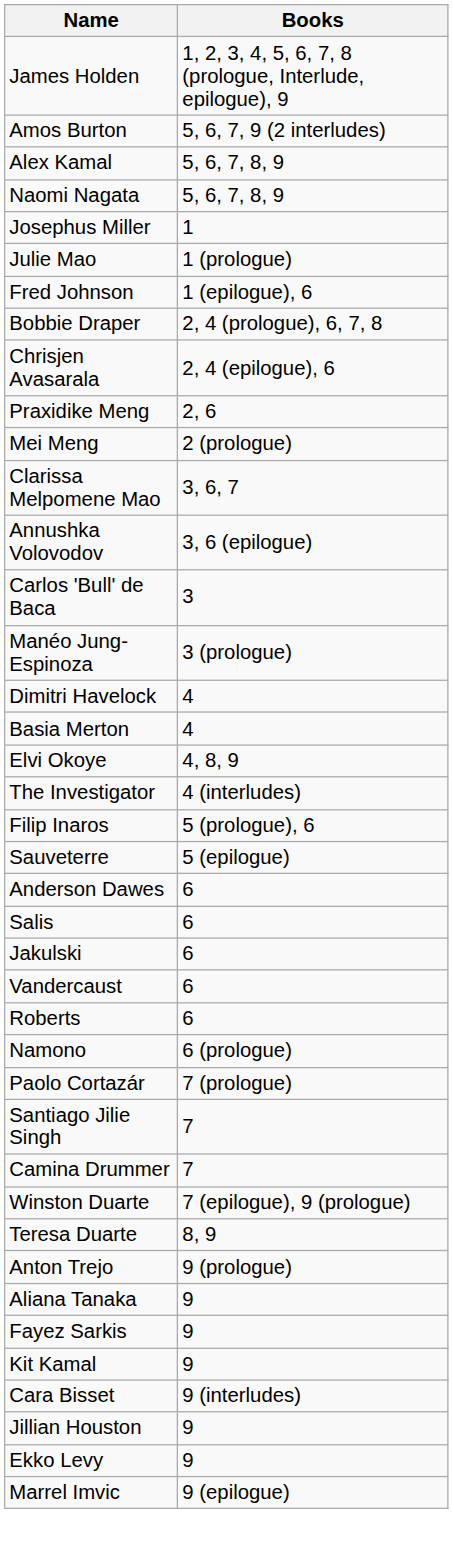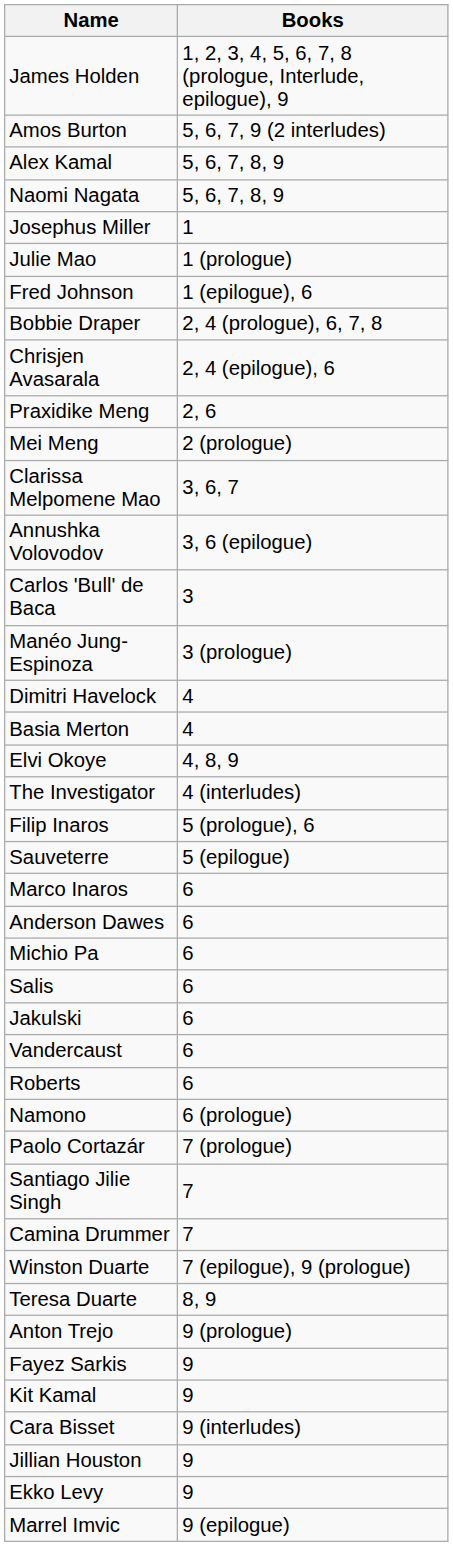+ row: (69, 889)
+ row: (54, 954)
- row: (73, 1299)
